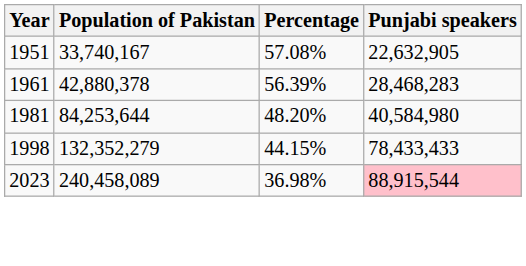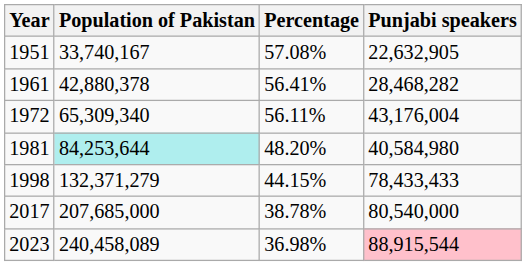(295, 84) 56.39% -> (295, 84) 56.41%
(414, 84) 28,468,283 -> (414, 84) 28,468,282
+ row: (29, 116)
(104, 116) no background -> (104, 148) paleturquoise background
(109, 148) 132,352,279 -> (109, 180) 132,371,279
+ row: (29, 212)
